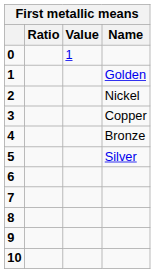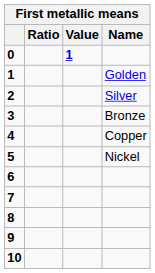(69, 55) normal -> (69, 55) bold
(122, 95) Nickel -> (121, 95) Silver
(126, 116) Copper -> (125, 116) Bronze
(125, 136) Bronze -> (126, 136) Copper
(121, 156) Silver -> (122, 156) Nickel
